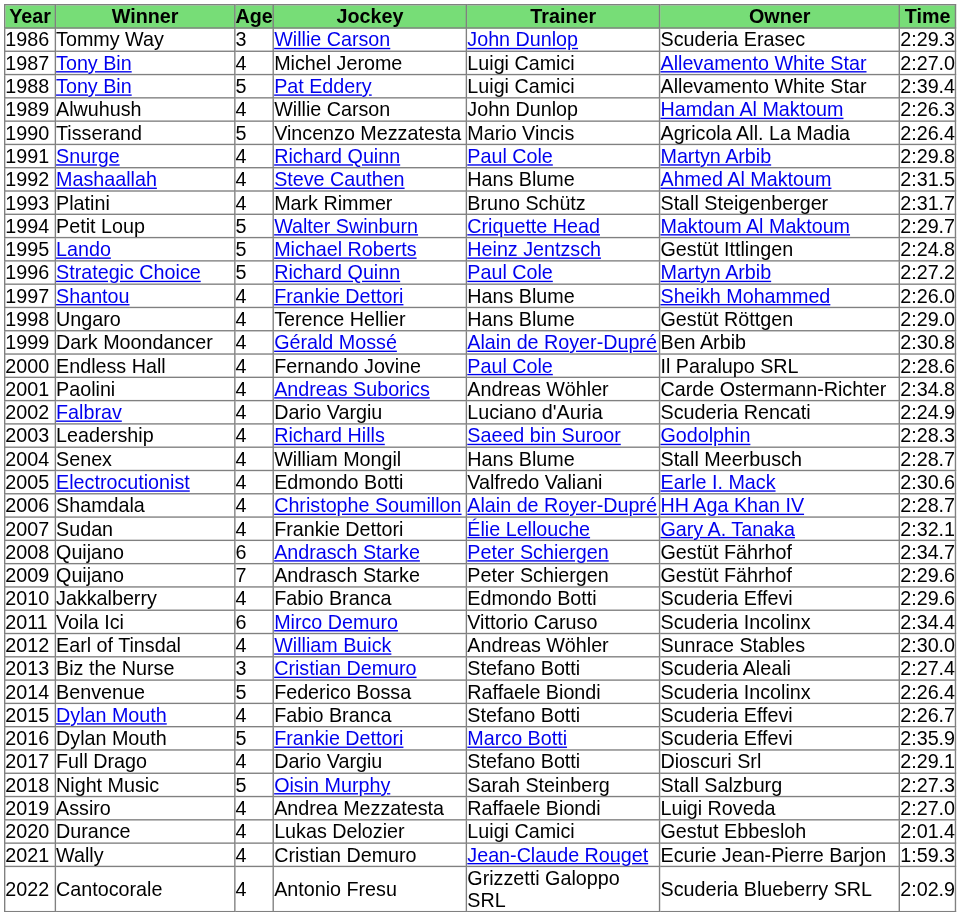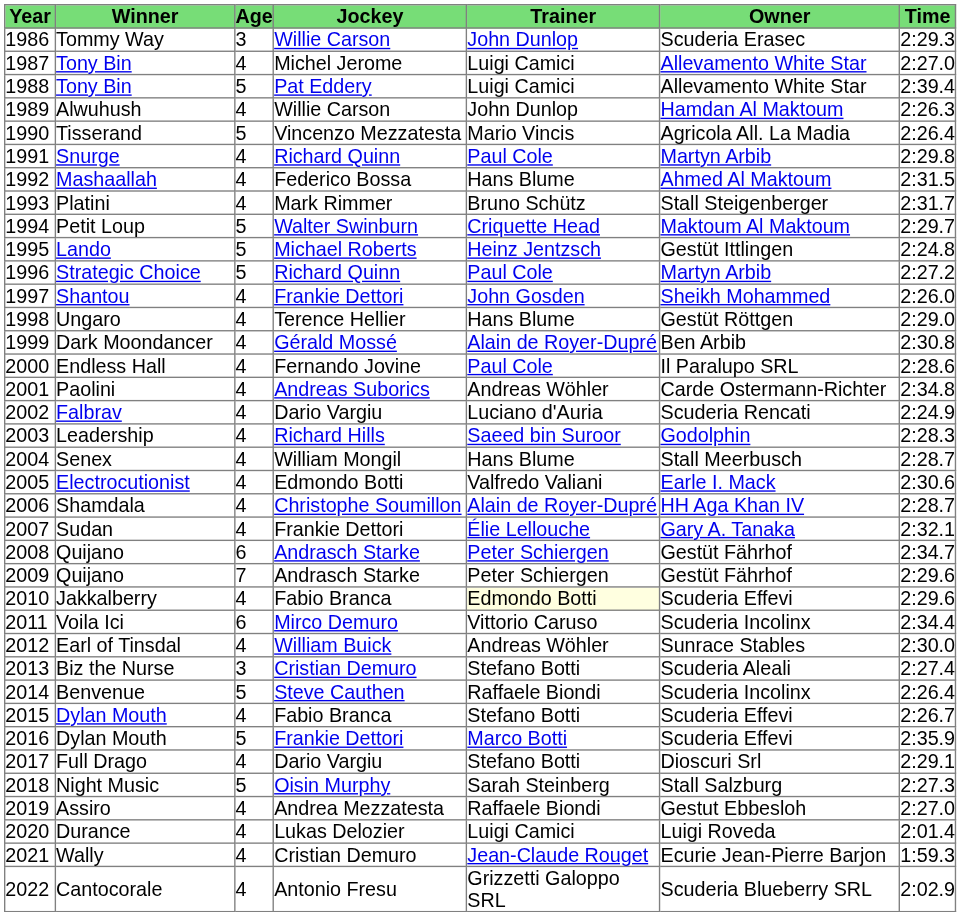(339, 179) Steve Cauthen -> (343, 179) Federico Bossa
(521, 296) Hans Blume -> (526, 296) John Gosden
(532, 599) no background -> (532, 599) lightyellow background
(343, 692) Federico Bossa -> (339, 692) Steve Cauthen
(718, 808) Luigi Roveda -> (733, 808) Gestut Ebbesloh
(733, 831) Gestut Ebbesloh -> (718, 831) Luigi Roveda
